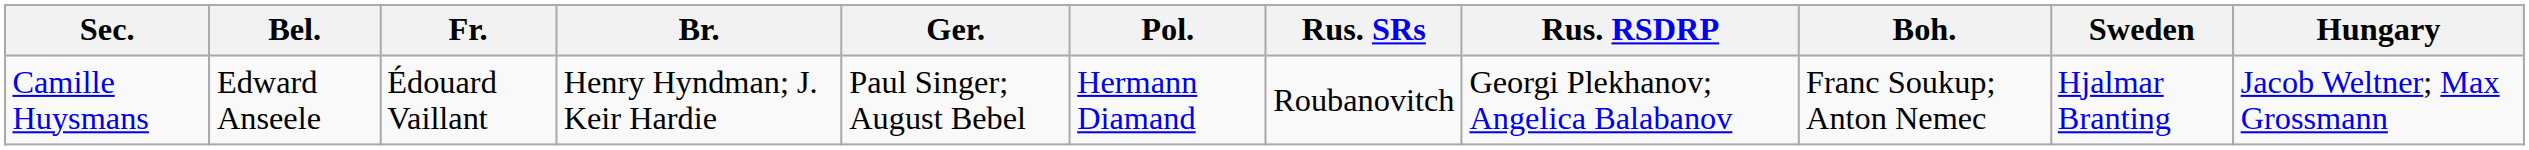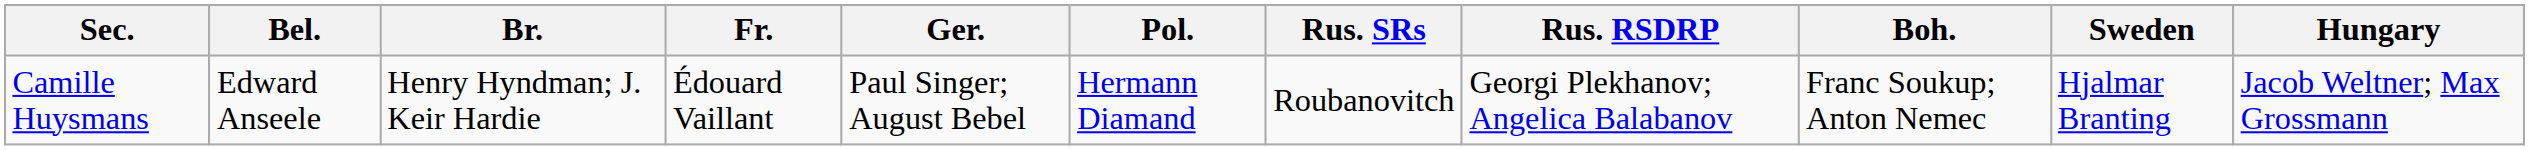columns swapped: (468, 30) <-> (699, 30)
